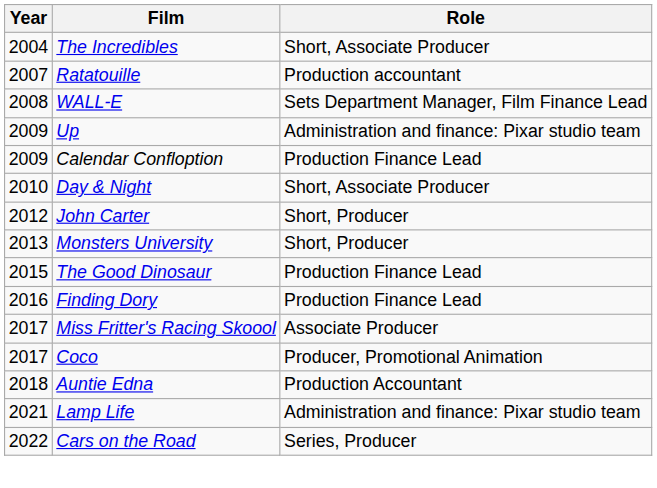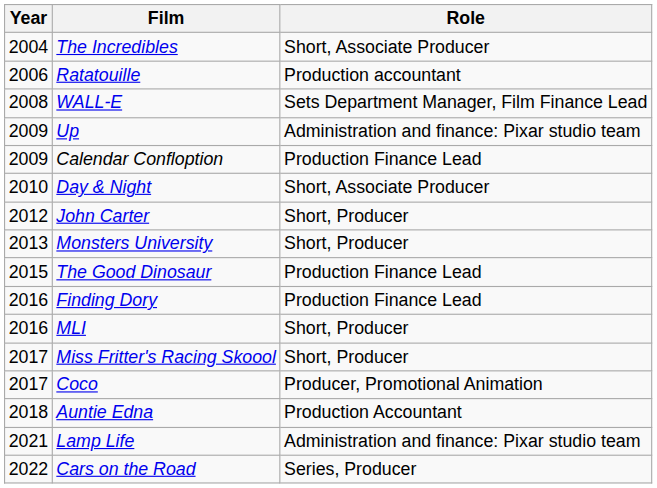(28, 74) 2007 -> (28, 74) 2006
+ row: (71, 328)
(361, 328) Associate Producer -> (346, 356) Short, Producer
